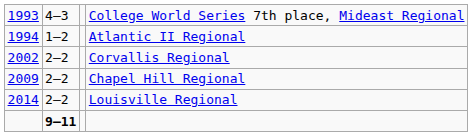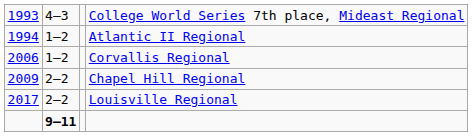(23, 57) 2002 -> (23, 57) 2006
(57, 57) 2–2 -> (57, 57) 1–2
(23, 100) 2014 -> (23, 100) 2017
